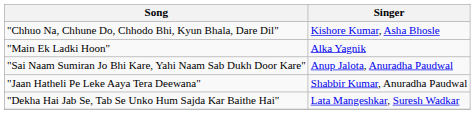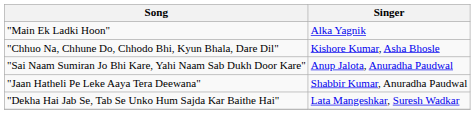rows swapped: (143, 30) <-> (58, 48)
